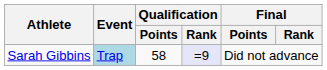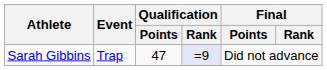(110, 55) lightblue background -> (110, 55) no background
(159, 55) 58 -> (159, 55) 47
